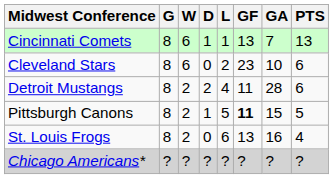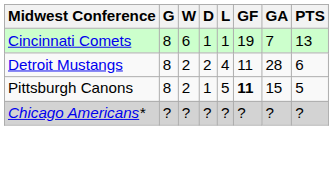(246, 40) 13 -> (246, 40) 19
- row: (62, 64)
- row: (59, 137)
